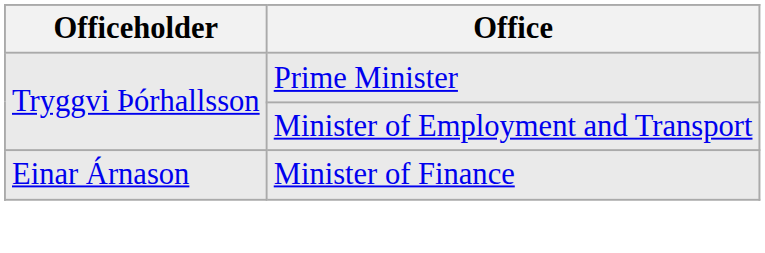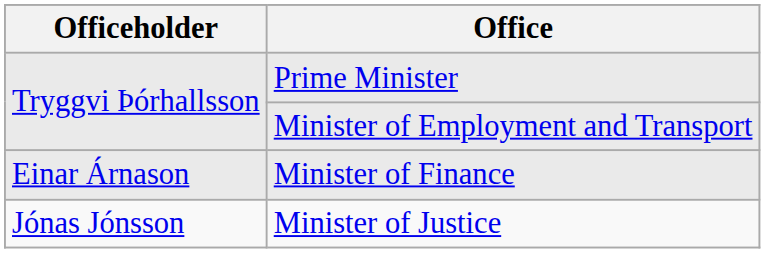+ row: (387, 222)
